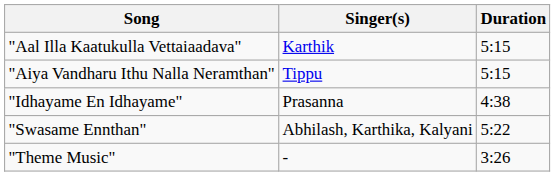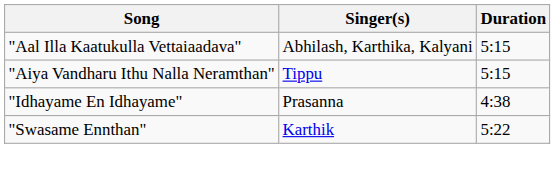(308, 46) Karthik -> (378, 46) Abhilash, Karthika, Kalyani
(378, 129) Abhilash, Karthika, Kalyani -> (308, 129) Karthik
- row: (62, 157)
